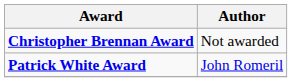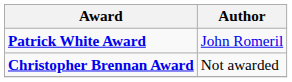rows swapped: (101, 40) <-> (77, 64)
